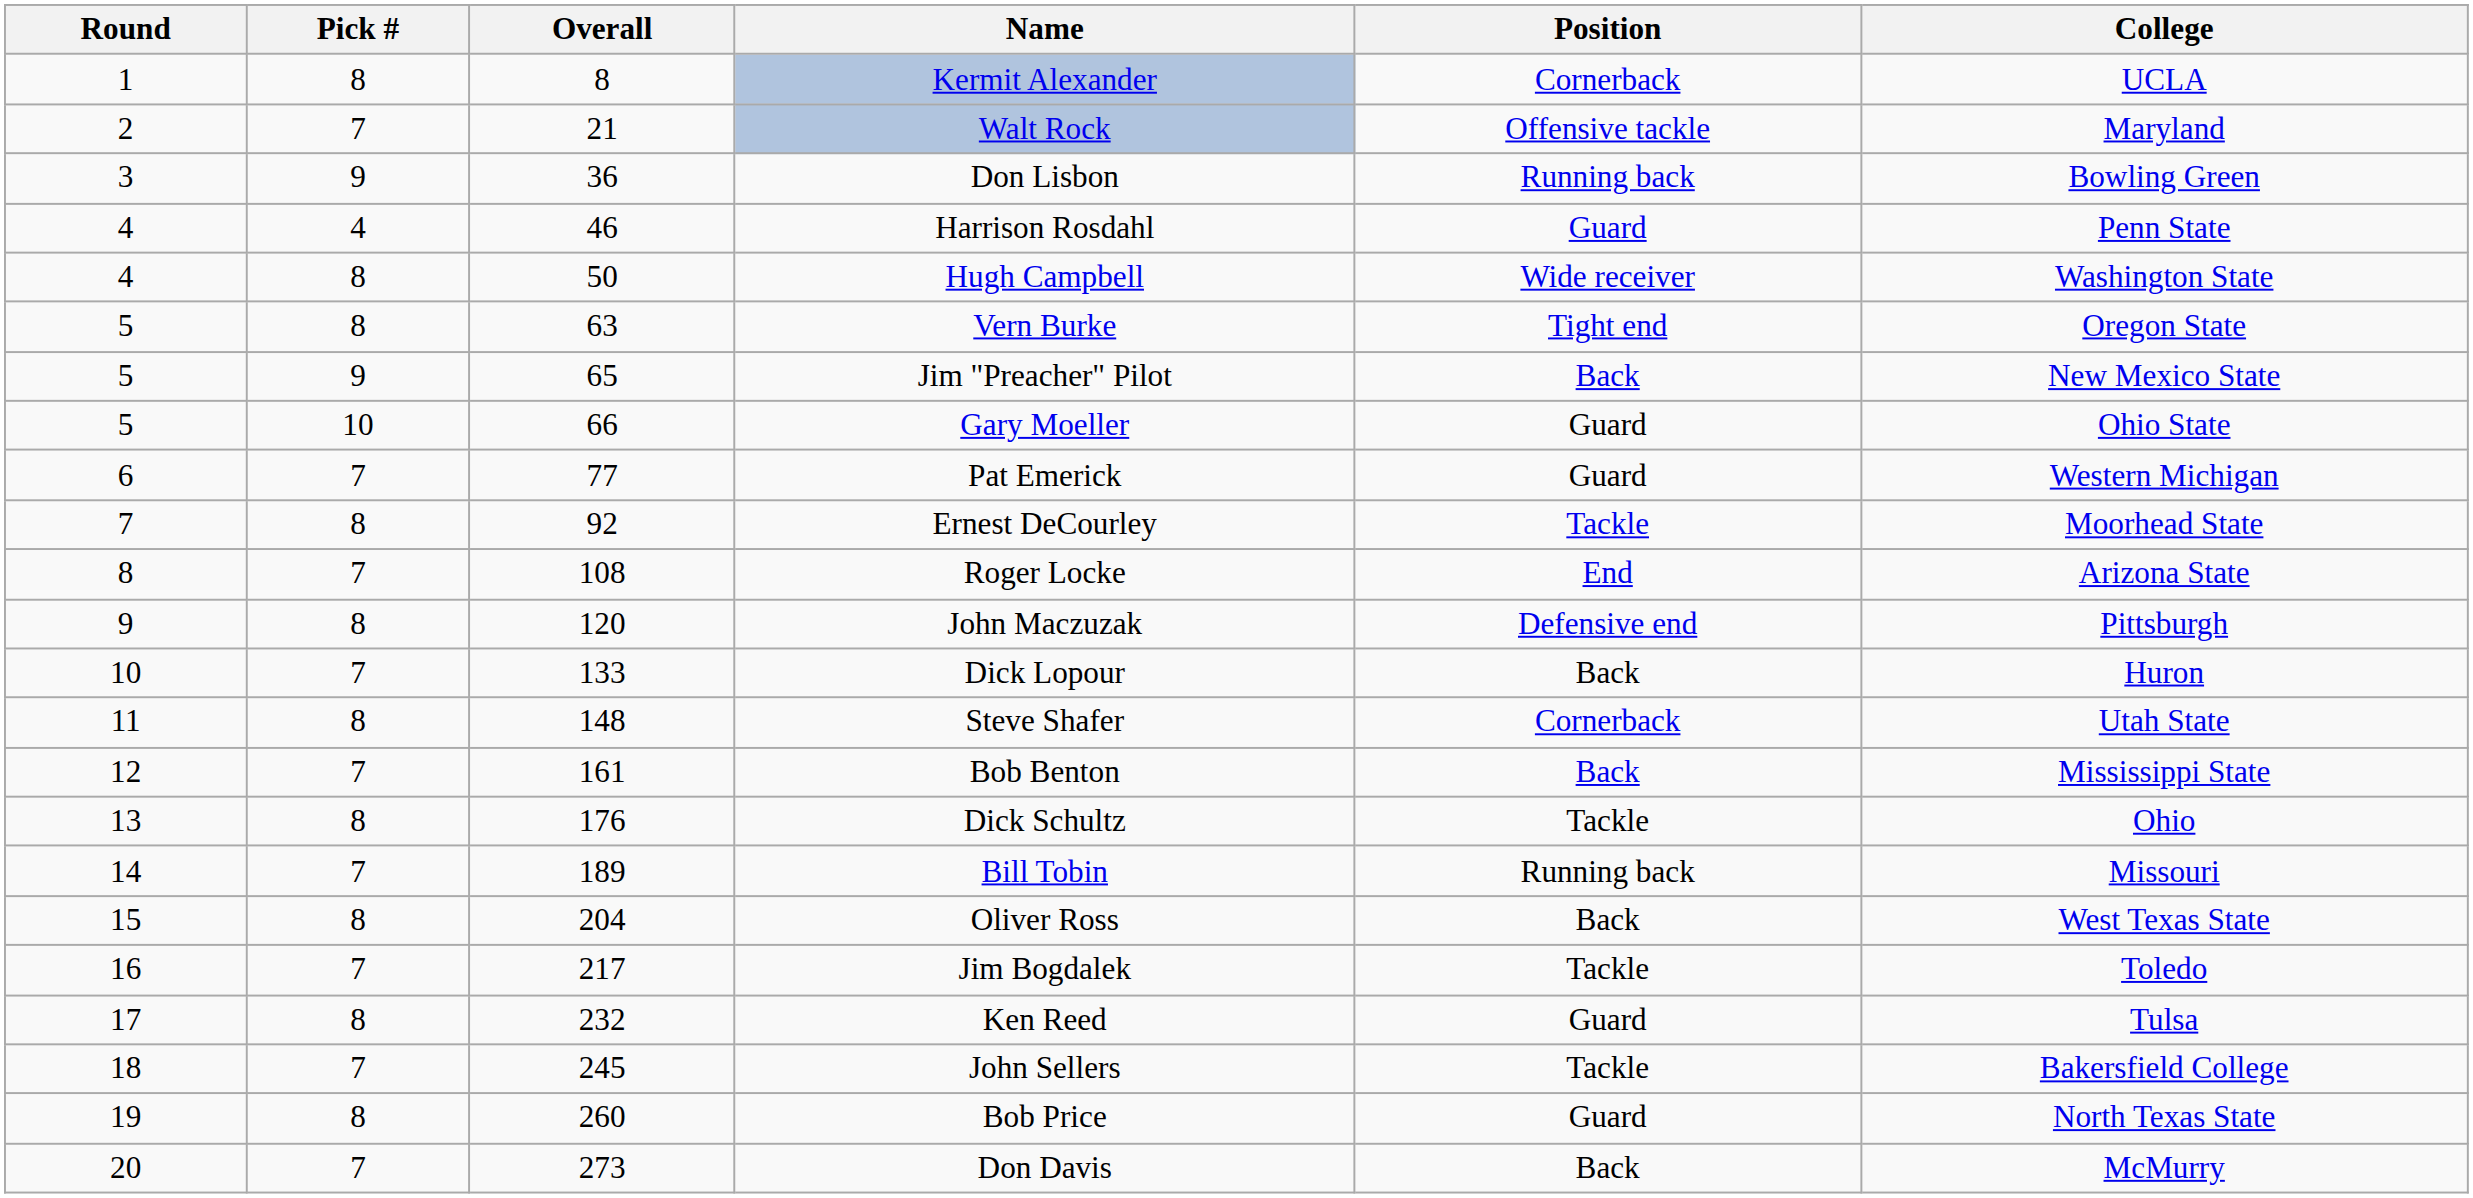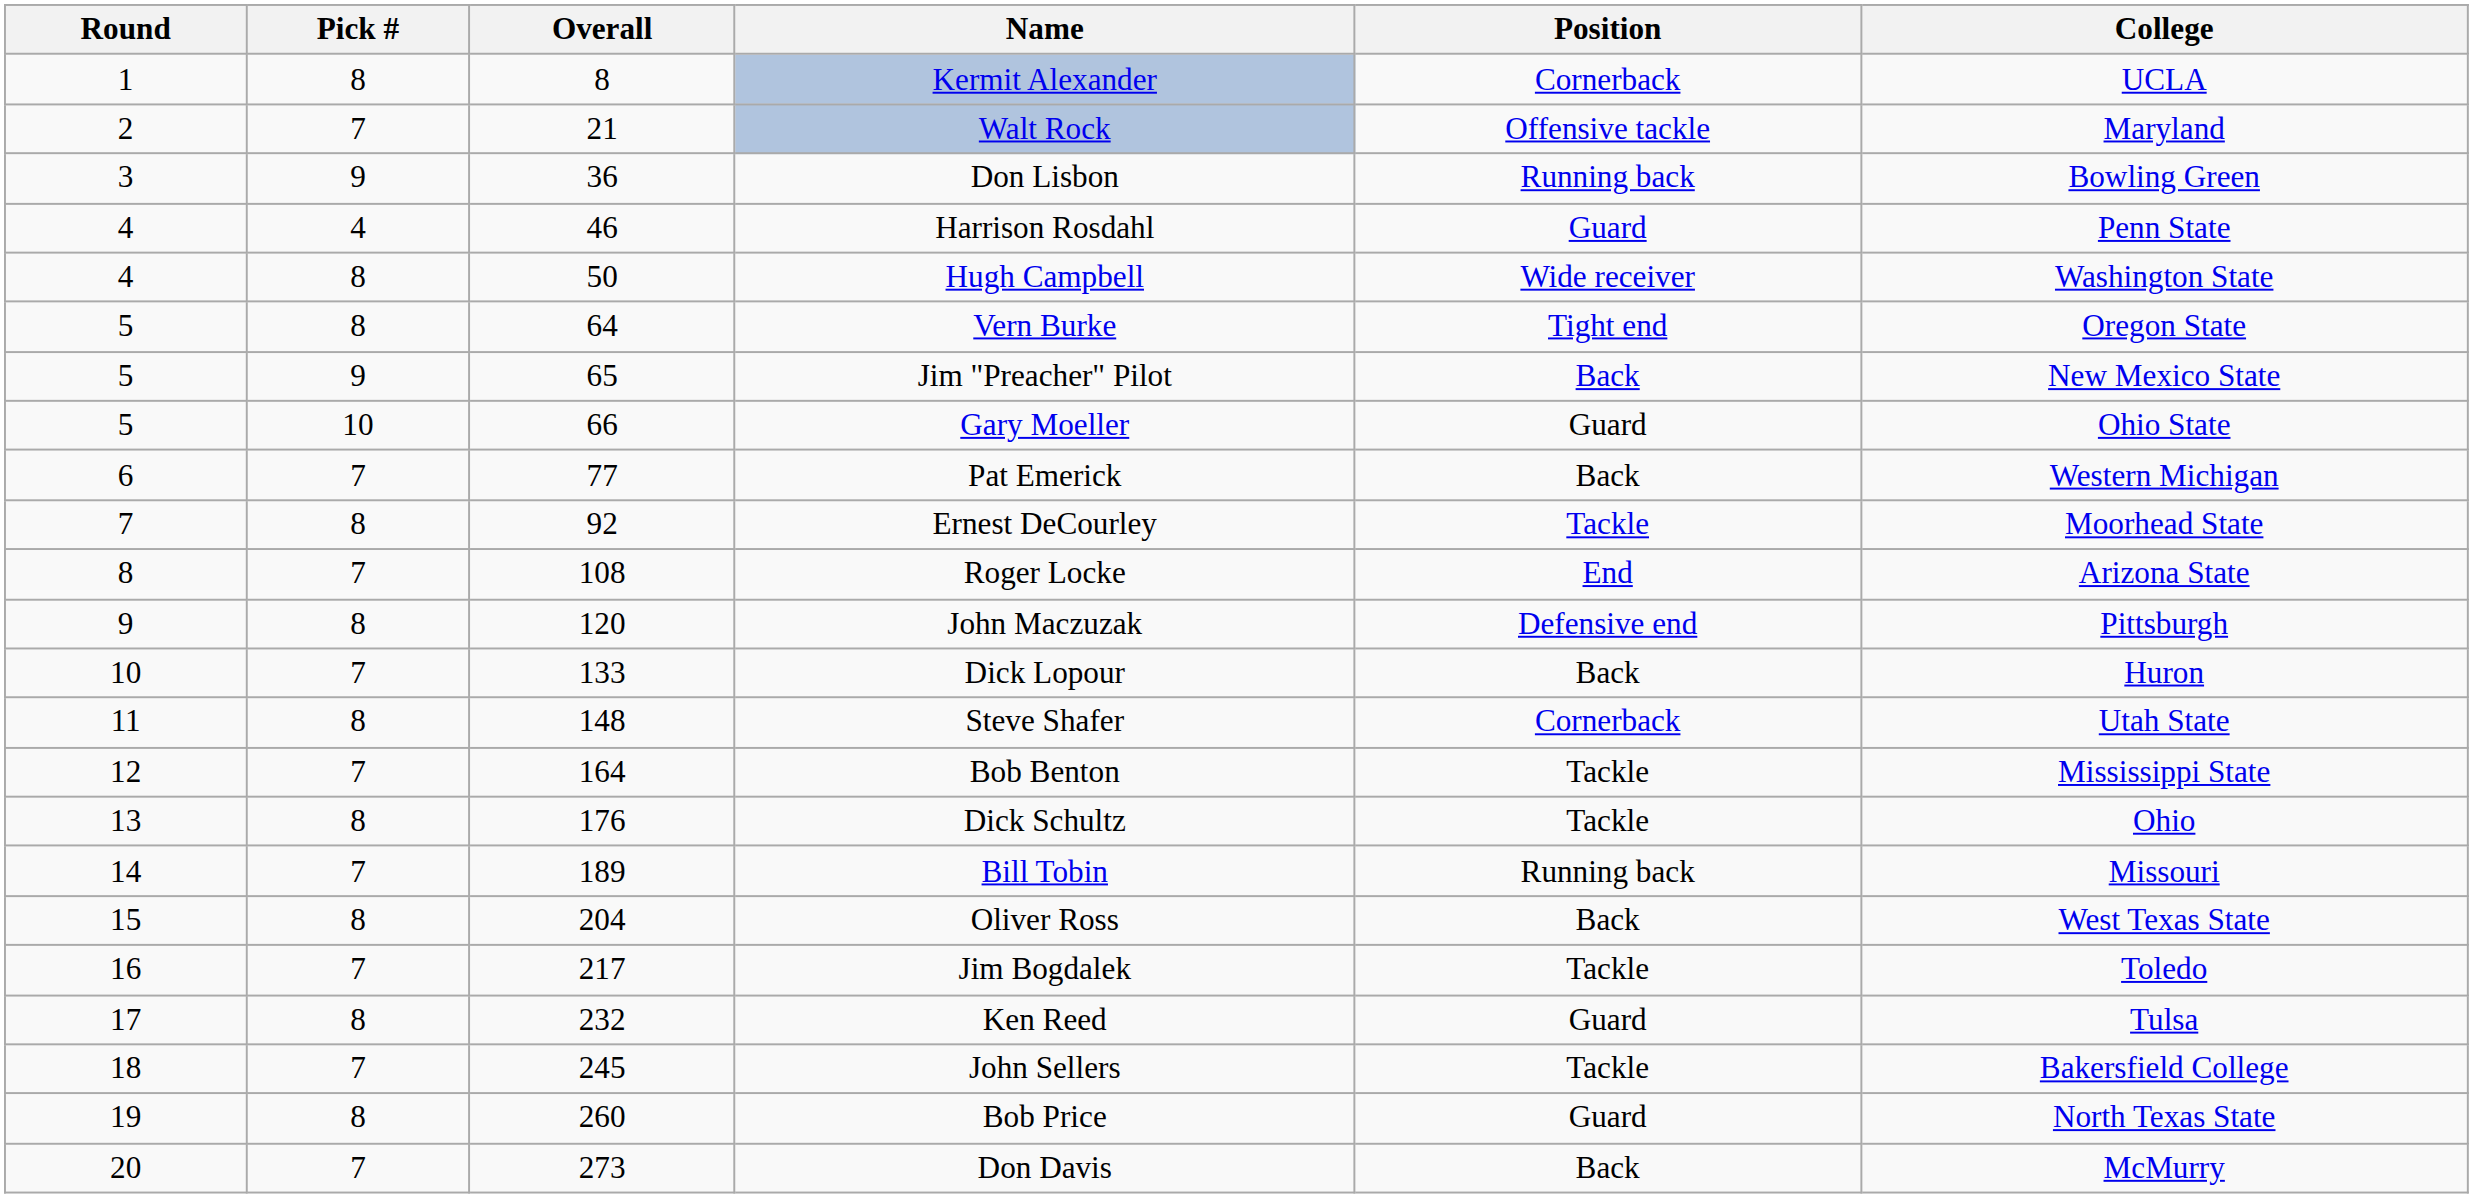(602, 326) 63 -> (602, 326) 64
(1608, 474) Guard -> (1608, 474) Back
(602, 771) 161 -> (602, 771) 164
(1608, 771) Back -> (1608, 771) Tackle
